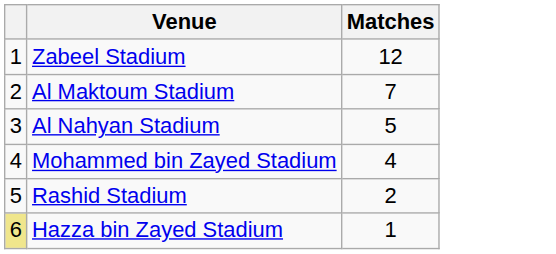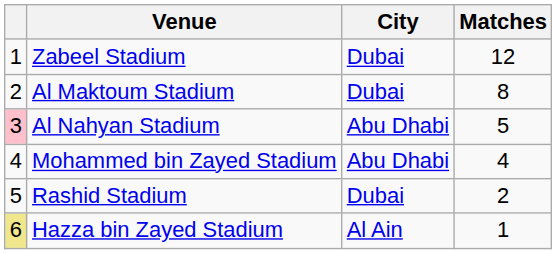+ column: (398, 21)
(391, 91) 7 -> (503, 91) 8
(16, 126) no background -> (16, 126) pink background
